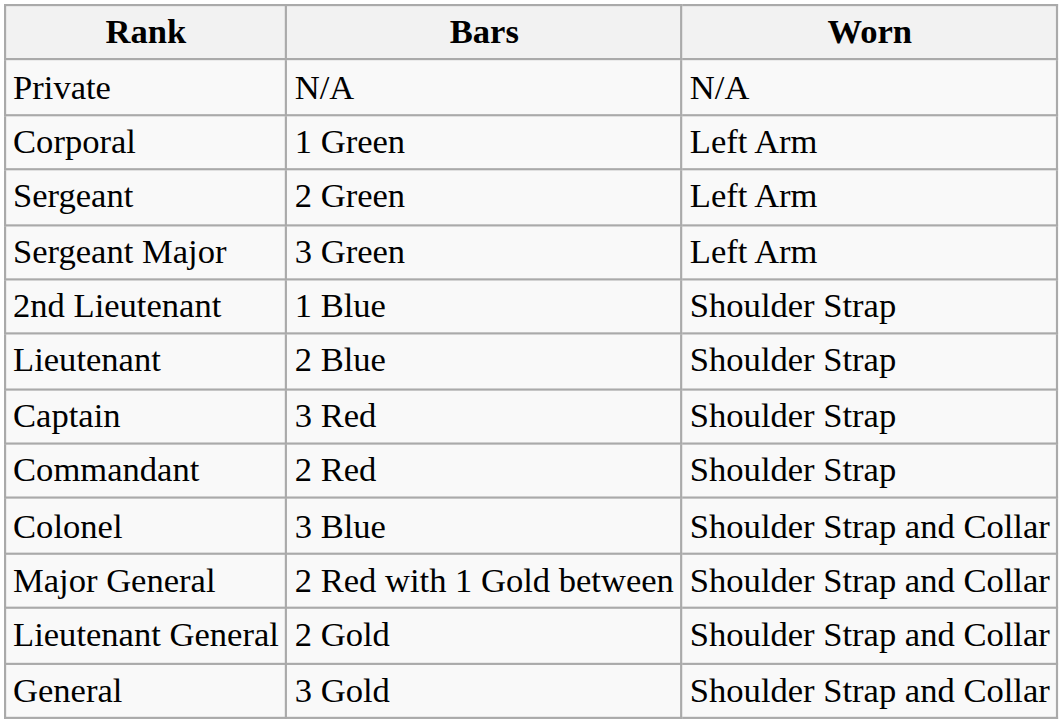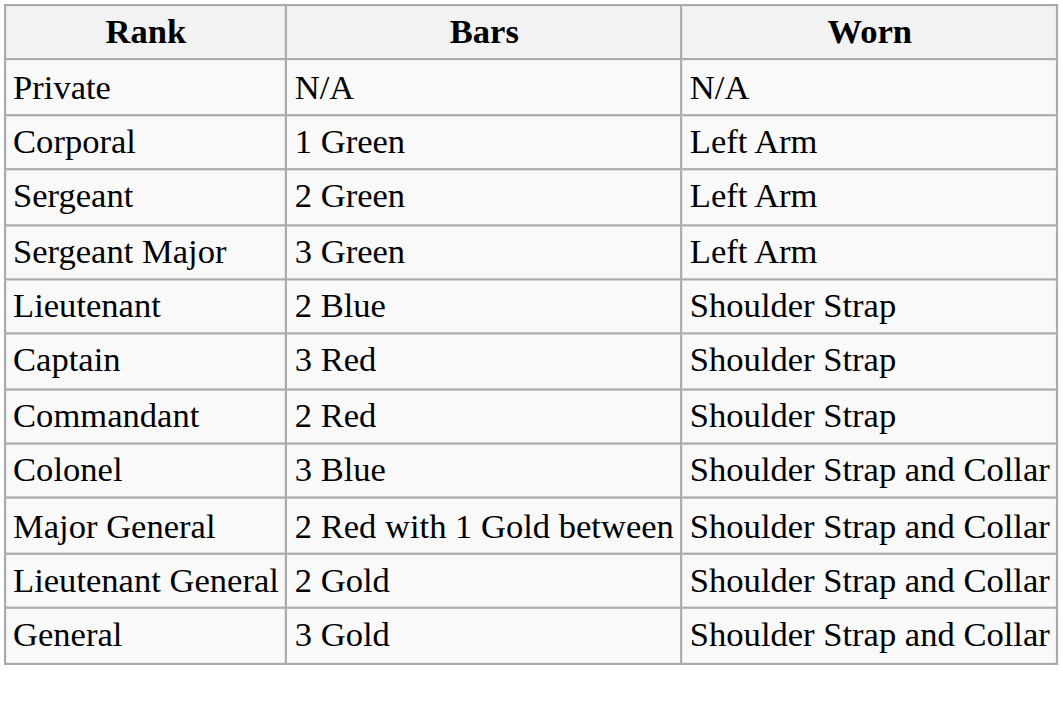- row: (117, 305)
